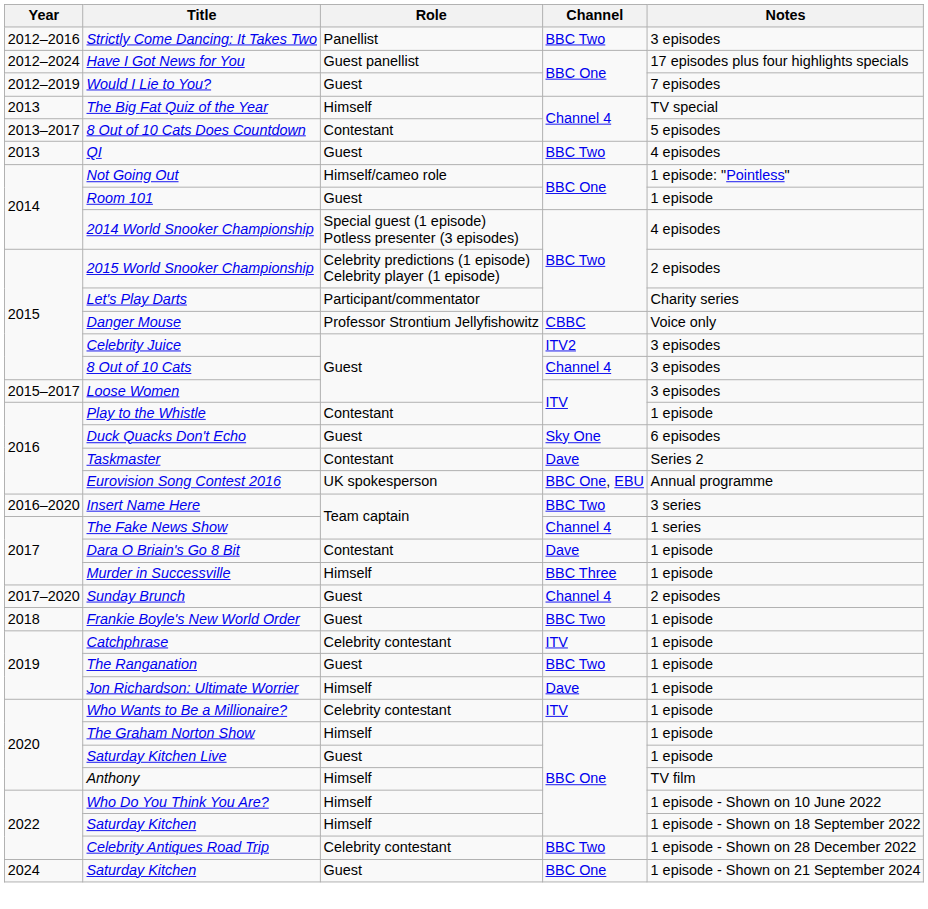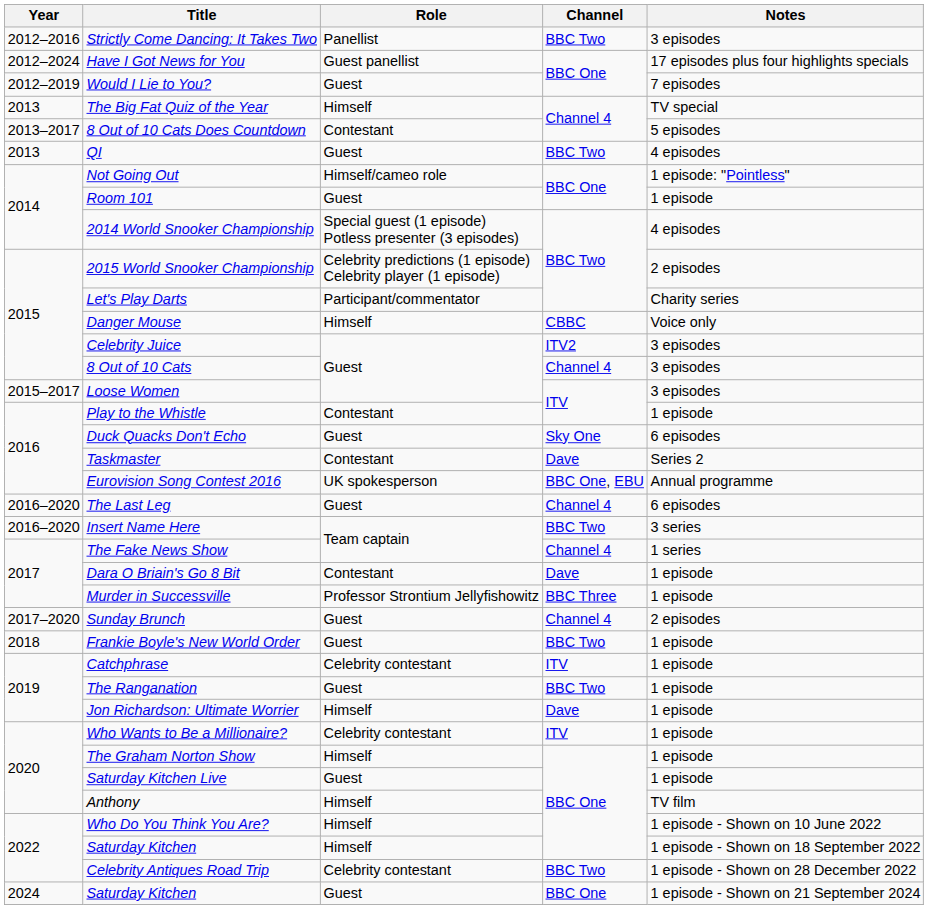(431, 322) Professor Strontium Jellyfishowitz -> (348, 322) Himself
+ row: (44, 505)
(348, 573) Himself -> (431, 596) Professor Strontium Jellyfishowitz
